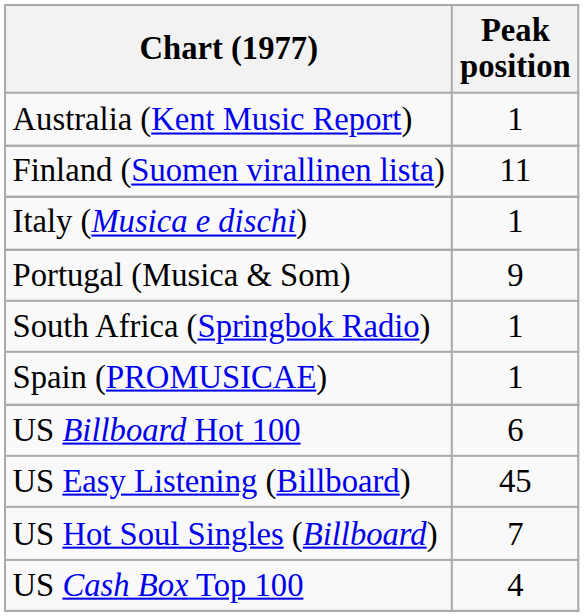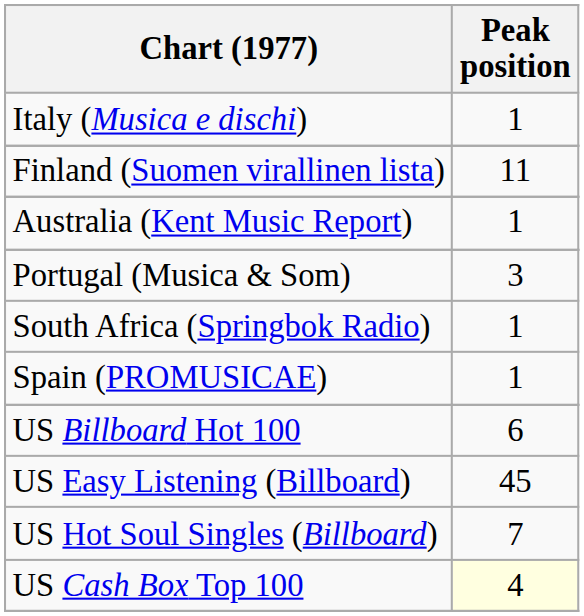rows swapped: (212, 118) <-> (160, 222)
(515, 274) 9 -> (515, 274) 3
(515, 584) no background -> (515, 584) lightyellow background
